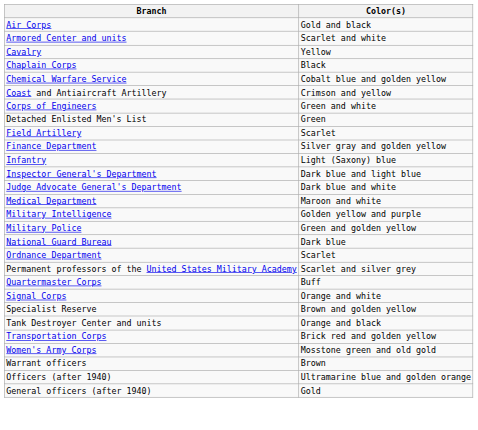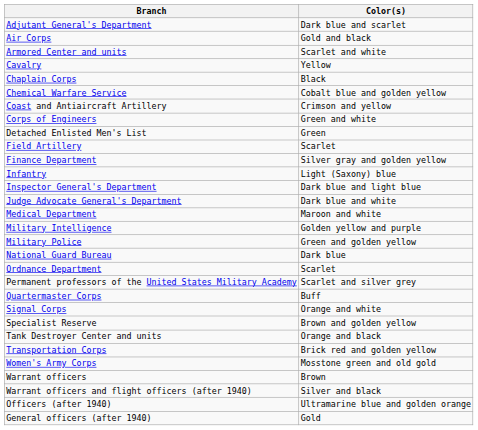+ row: (79, 25)
+ row: (129, 391)
